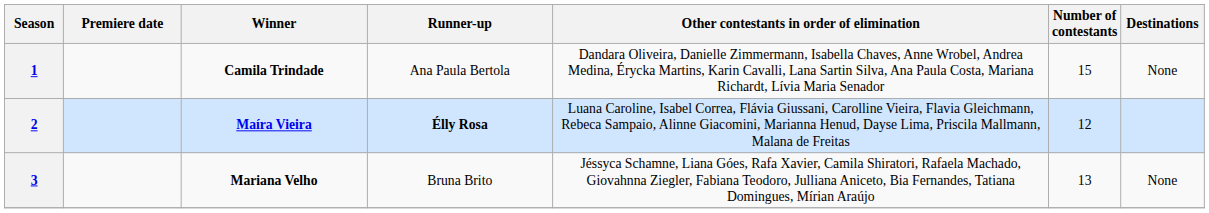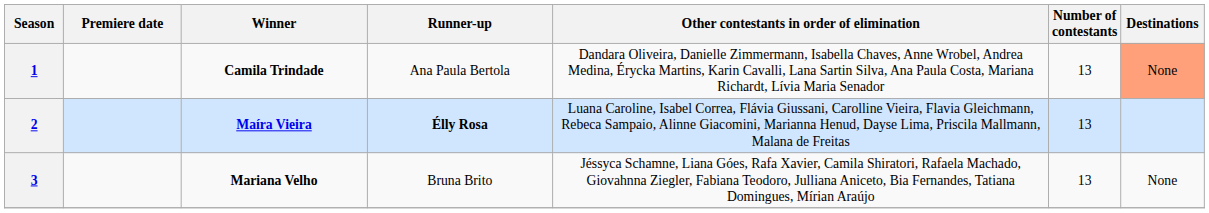(1085, 71) 15 -> (1085, 71) 13
(1162, 71) no background -> (1162, 71) lightsalmon background
(1085, 125) 12 -> (1085, 125) 13
